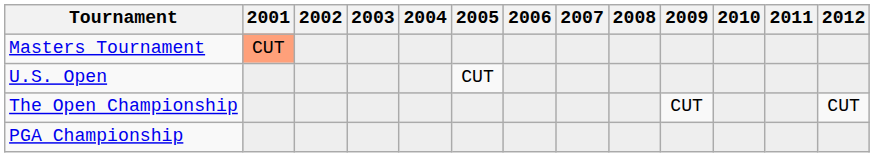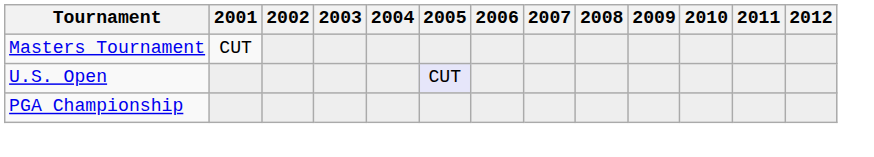(268, 49) lightsalmon background -> (236, 49) no background
(477, 78) no background -> (445, 78) lavender background
- row: (123, 108)
